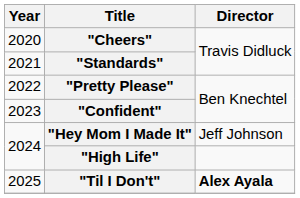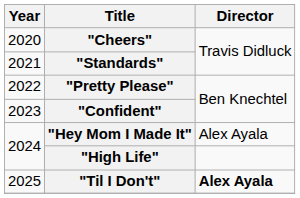(241, 134) Jeff Johnson -> (233, 134) Alex Ayala
